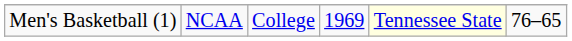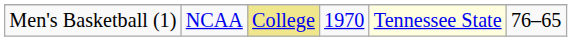(283, 20) no background -> (283, 20) khaki background
(344, 20) 1969 -> (344, 20) 1970
